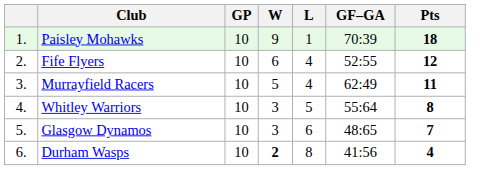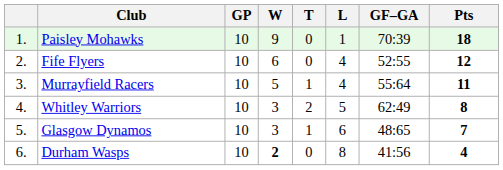+ column: (309, 15)
(360, 84) 62:49 -> (394, 84) 55:64
(360, 107) 55:64 -> (394, 107) 62:49
